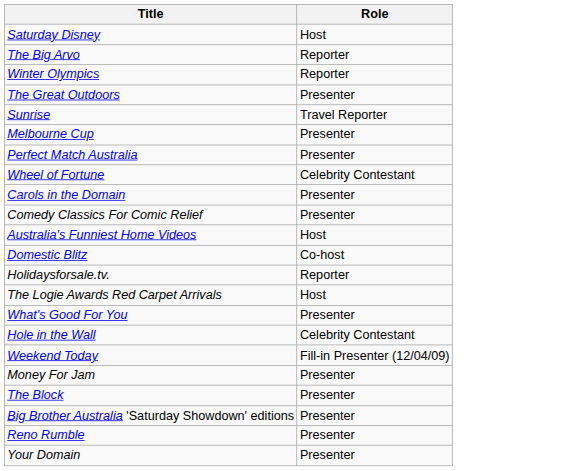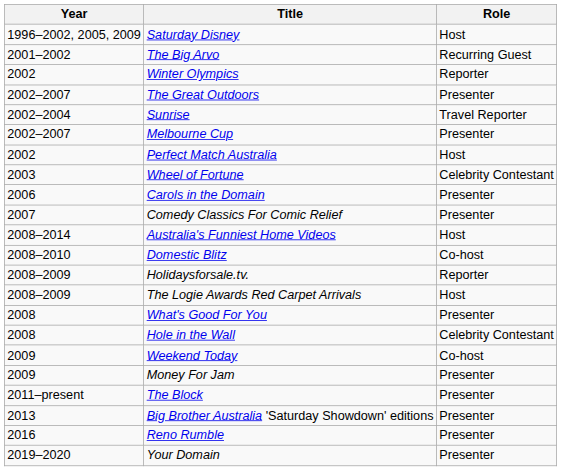+ column: (74, 14)
(325, 54) Reporter -> (485, 54) Recurring Guest
(327, 154) Presenter -> (452, 154) Host
(375, 355) Fill-in Presenter (12/04/09) -> (461, 355) Co-host
